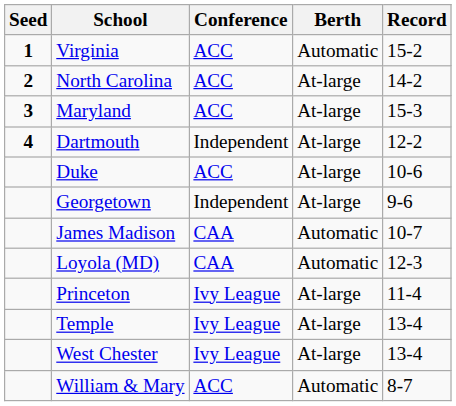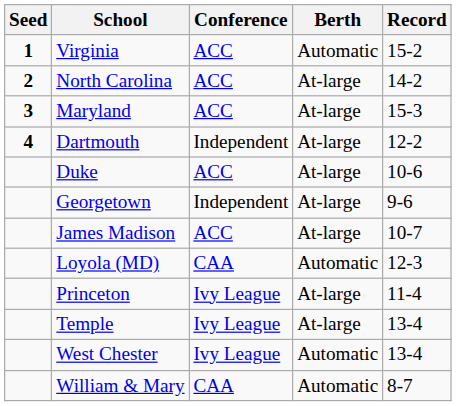(214, 232) CAA -> (213, 232) ACC
(338, 232) Automatic -> (329, 232) At-large
(329, 354) At-large -> (338, 354) Automatic
(213, 385) ACC -> (214, 385) CAA
